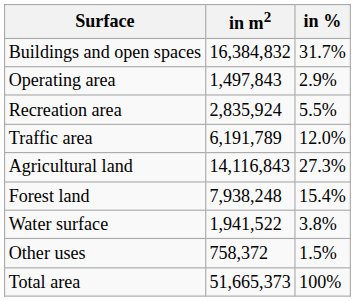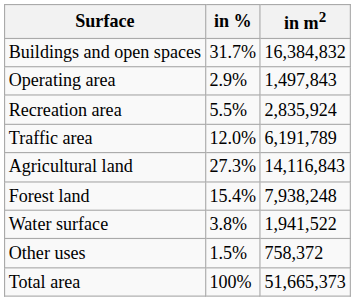columns swapped: (250, 21) <-> (322, 21)
